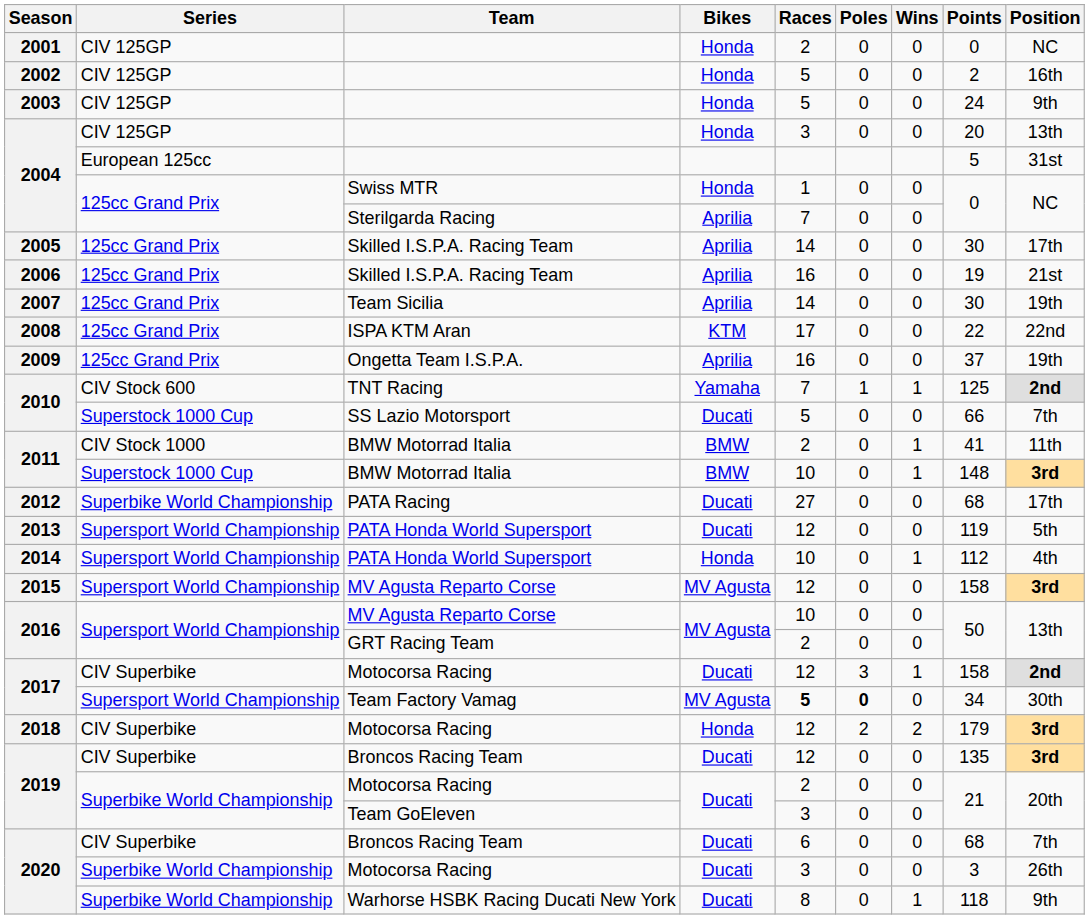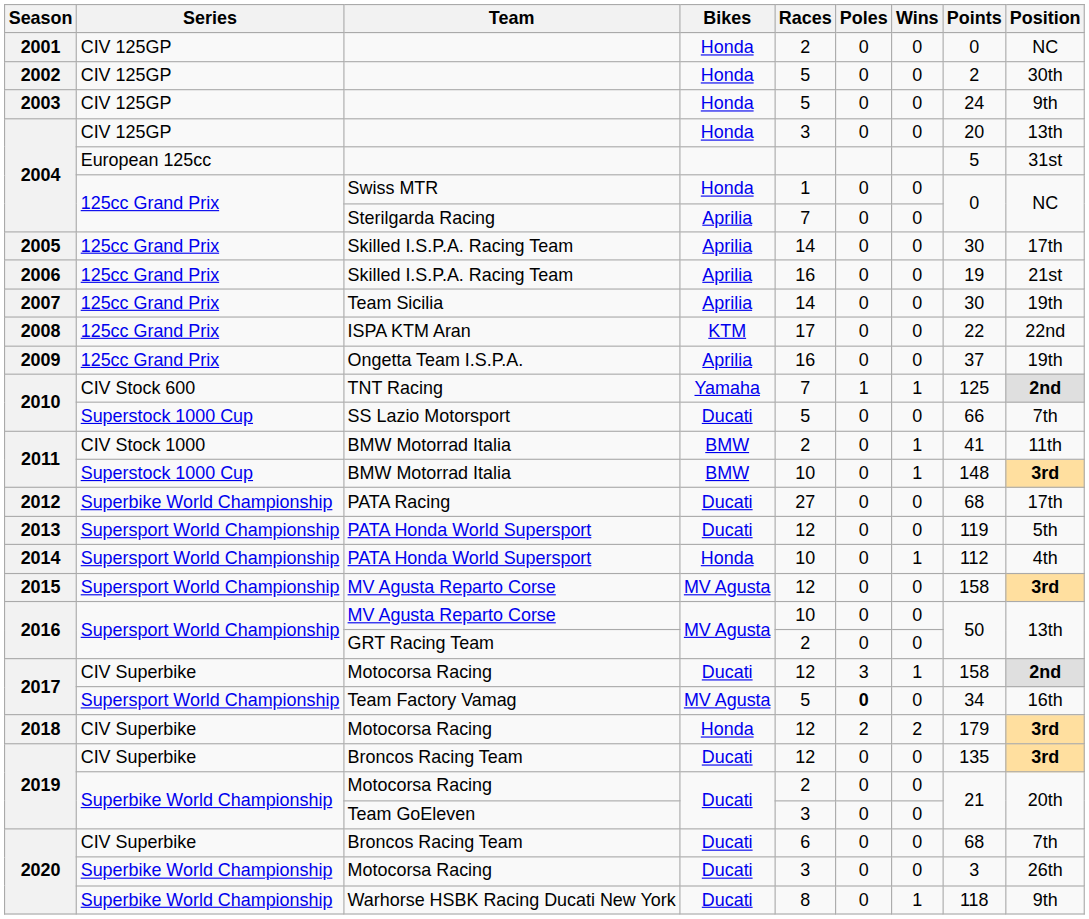(1045, 75) 16th -> (1045, 75) 30th
(805, 700) bold -> (805, 700) normal
(1045, 700) 30th -> (1045, 700) 16th
